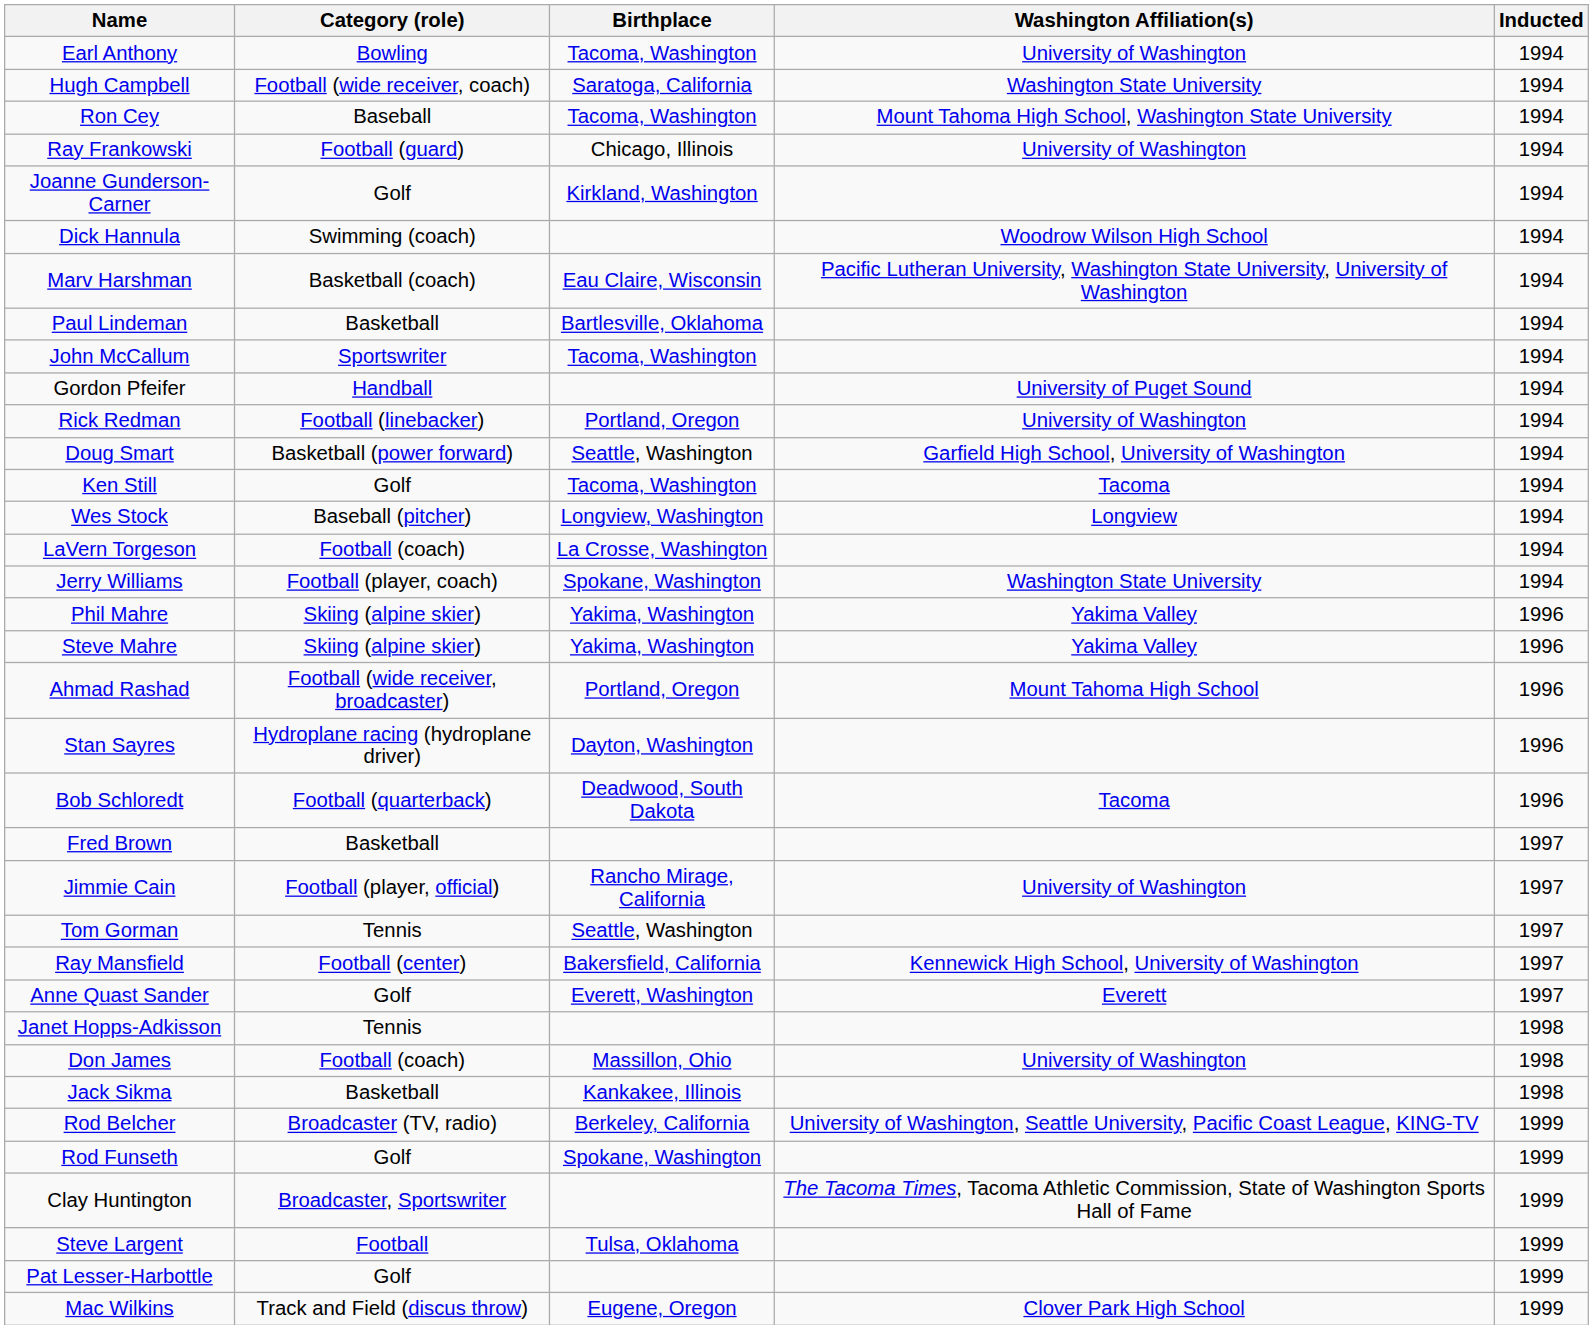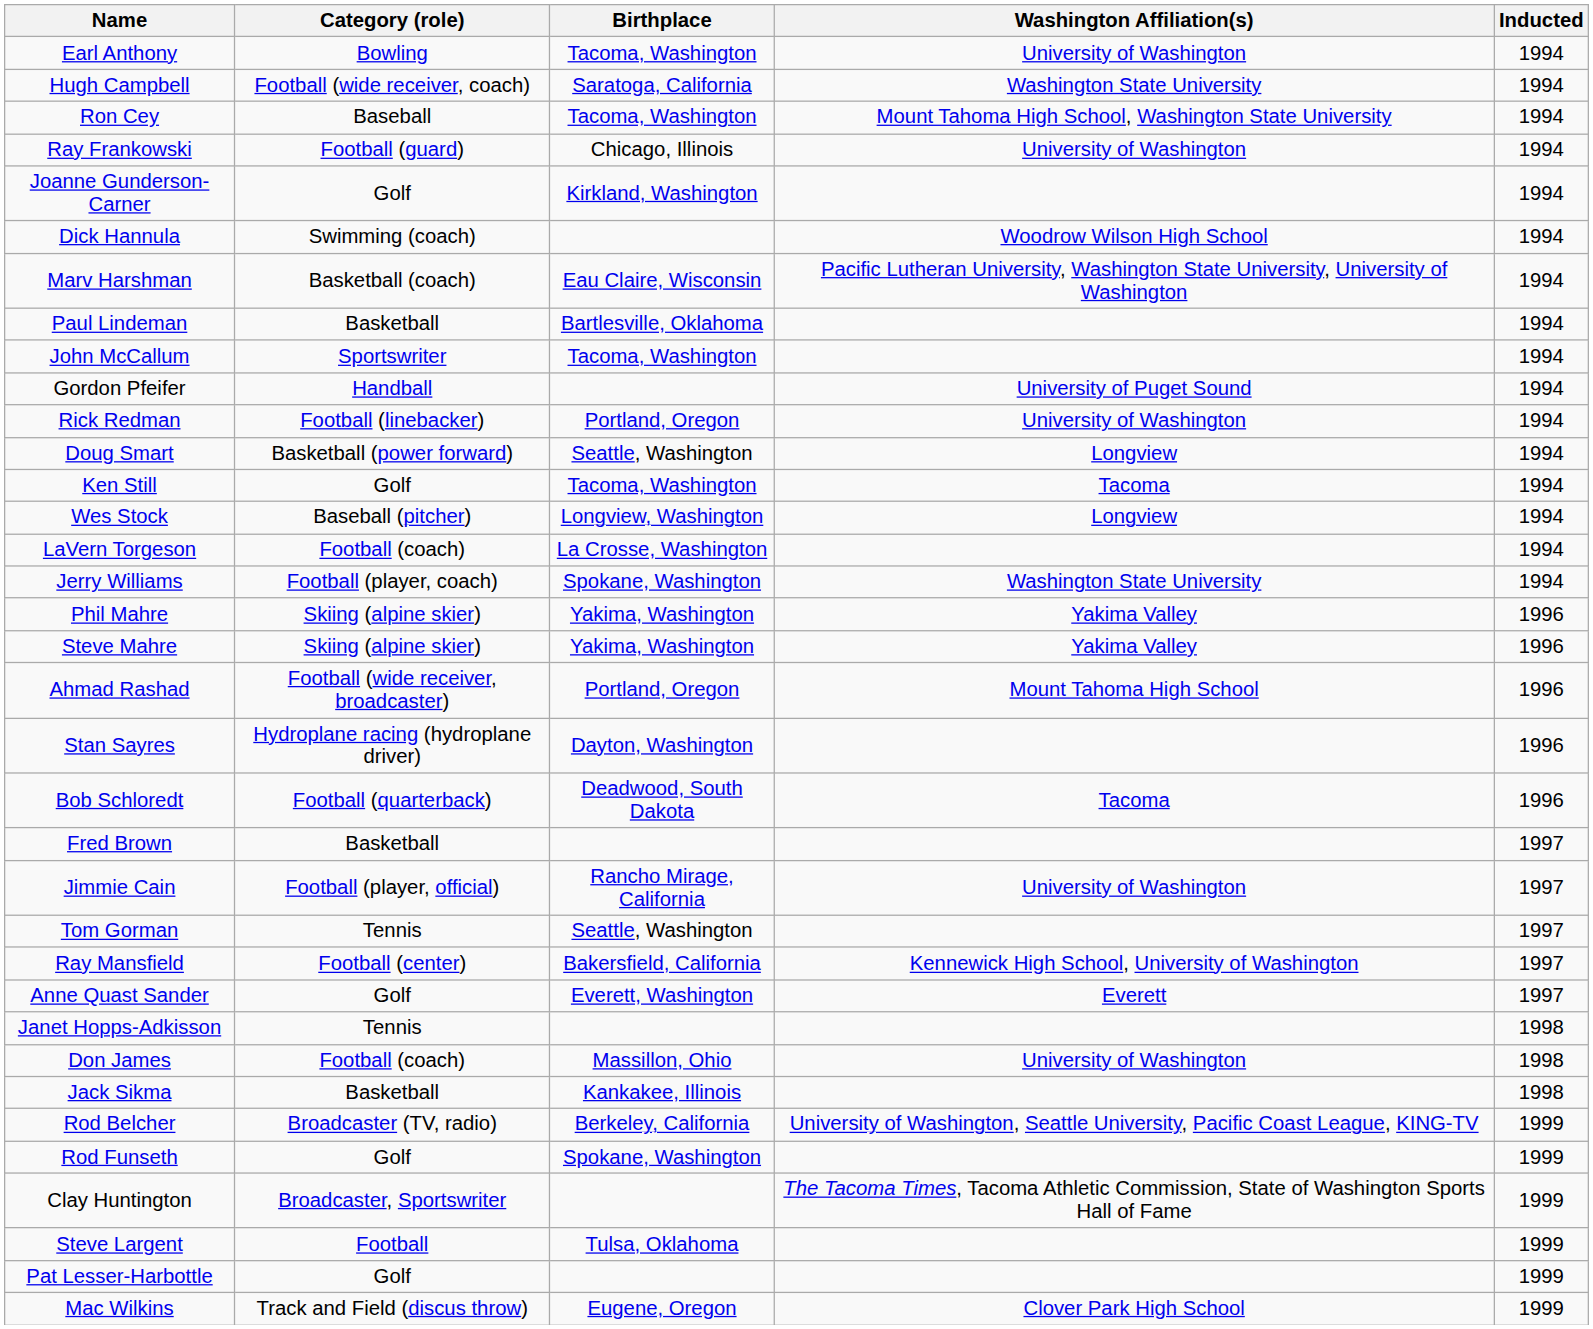(1134, 453) Garfield High School, University of Washington -> (1134, 453) Longview
